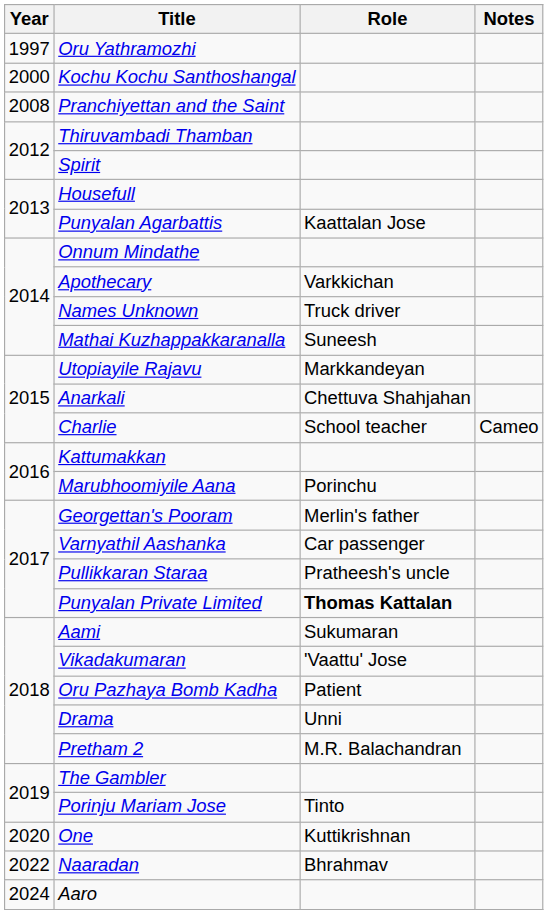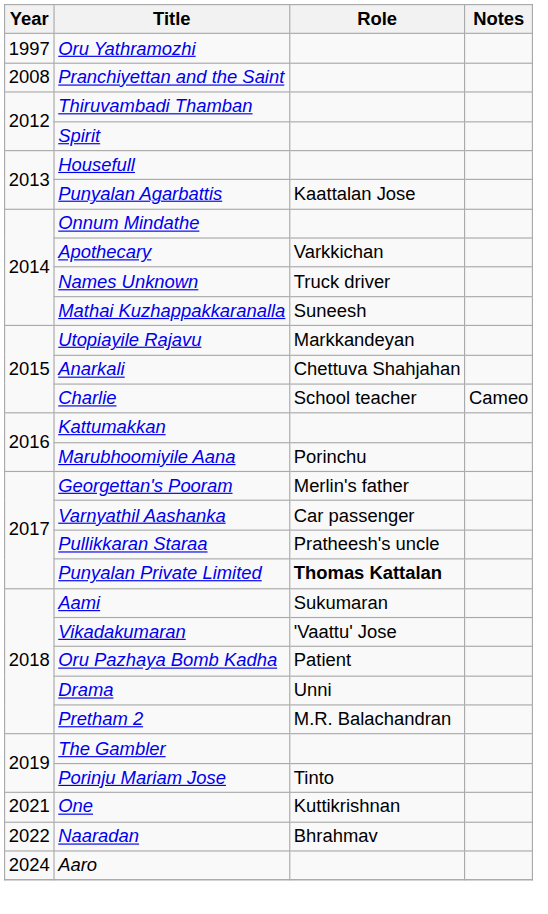- row: (177, 77)
(29, 836) 2020 -> (29, 806) 2021
